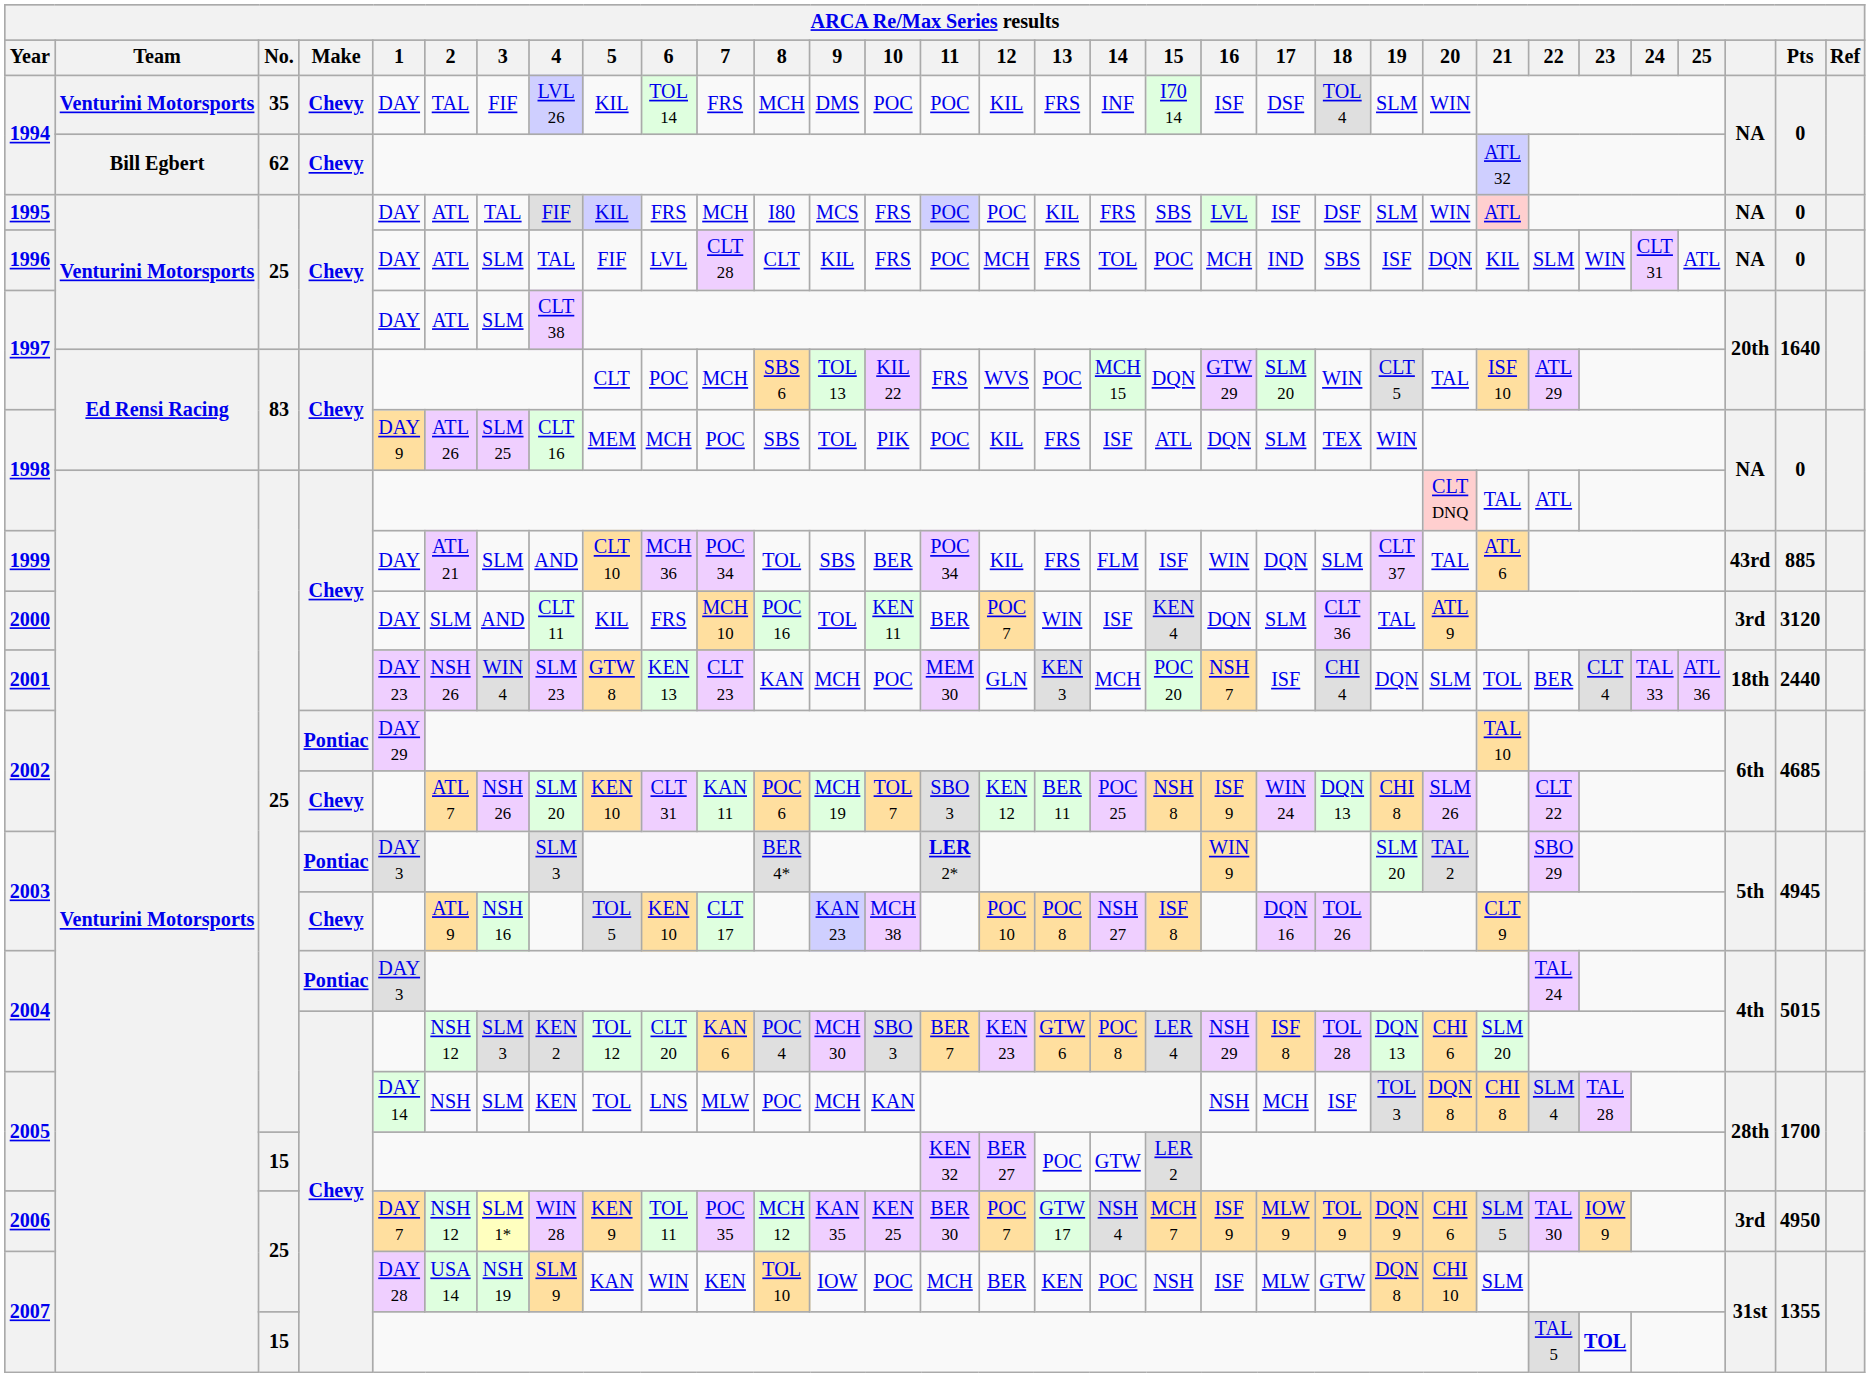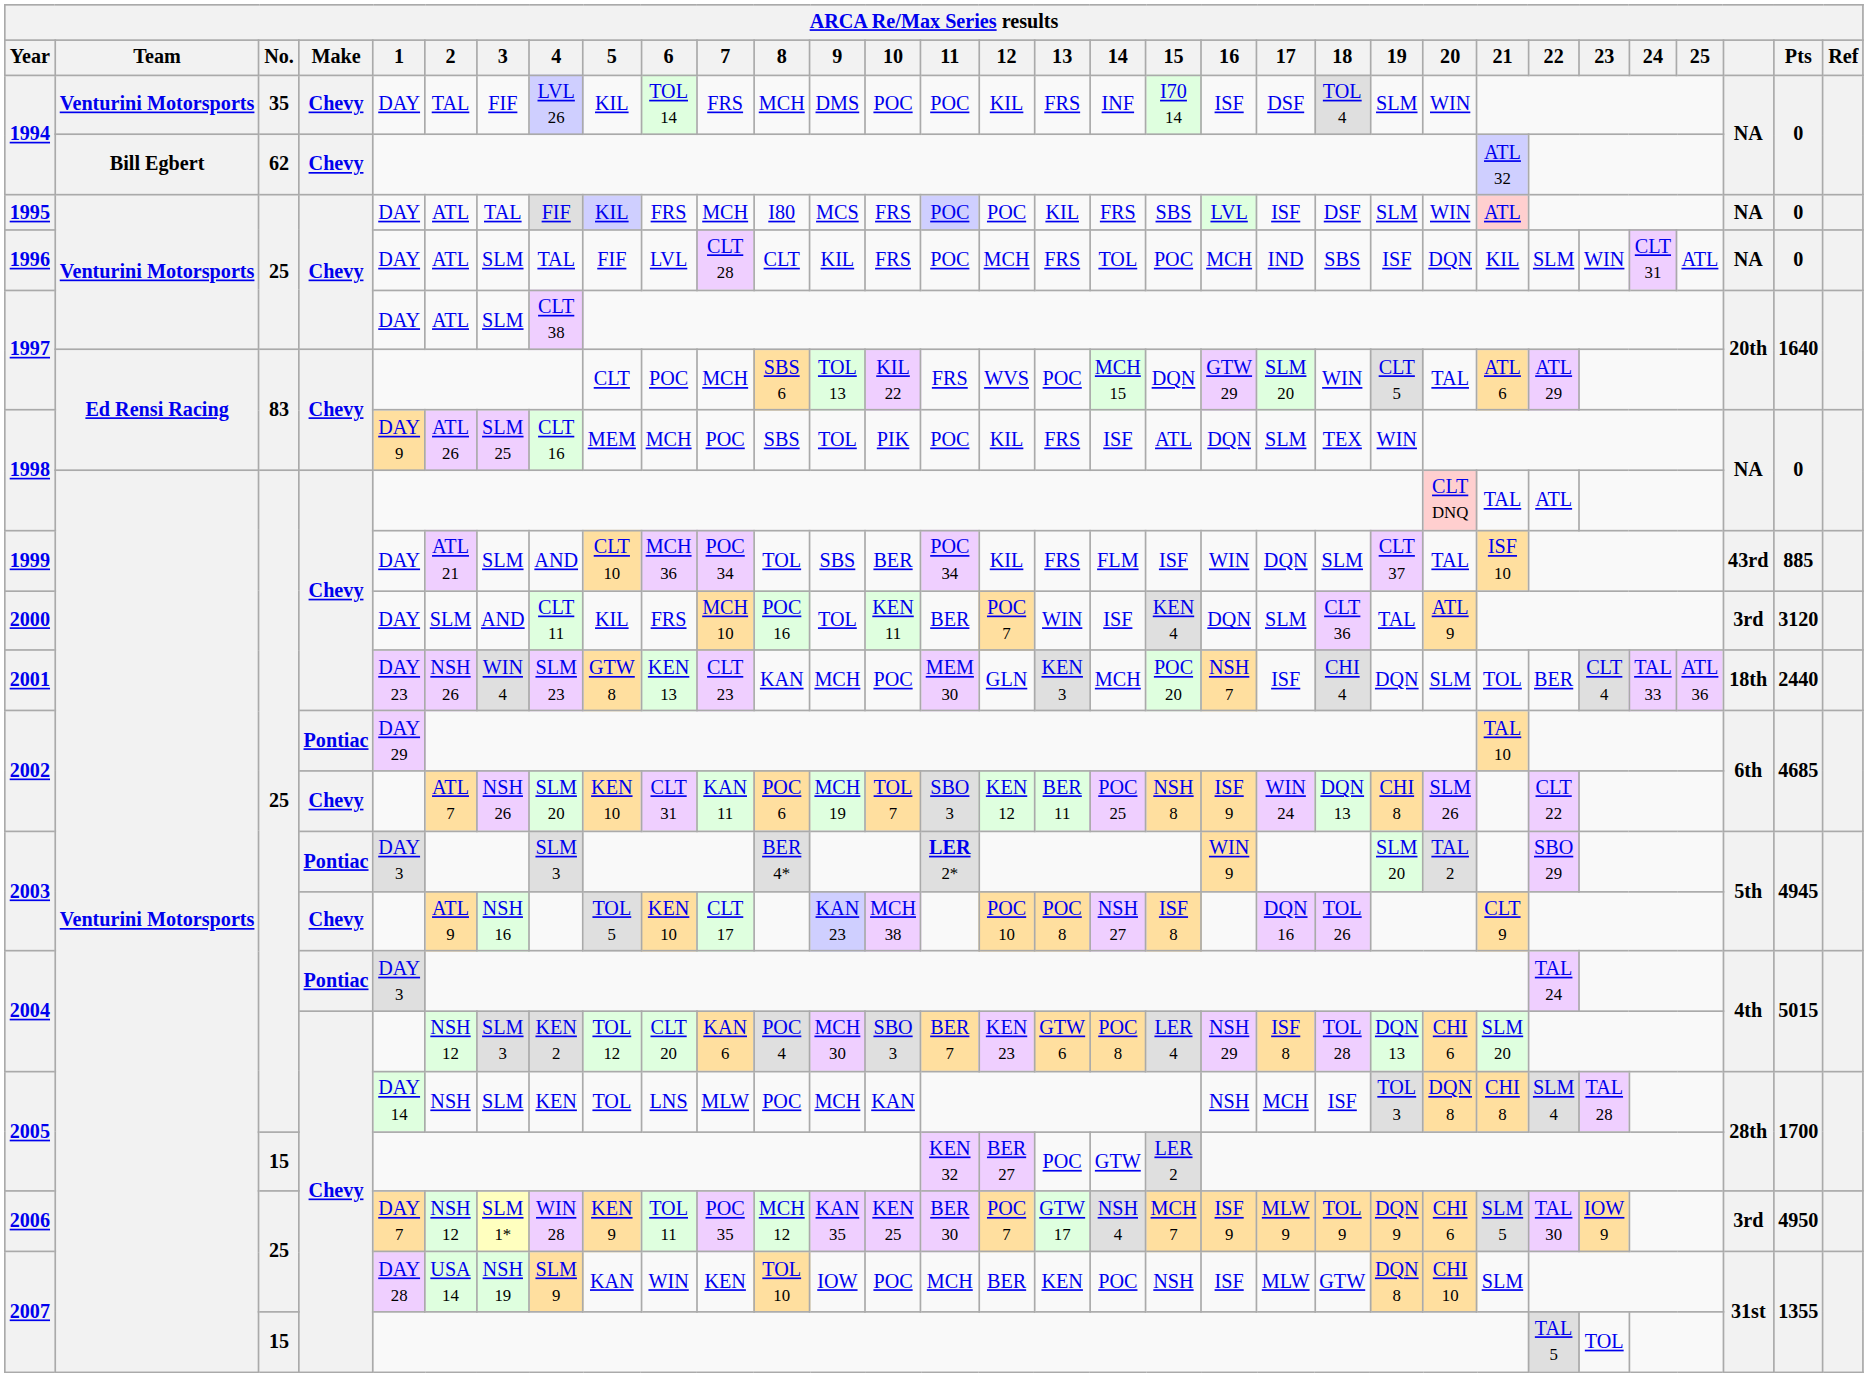(1502, 378) ISF 10 -> (1502, 378) ATL 6
(1502, 559) ATL 6 -> (1502, 559) ISF 10
(1605, 1341) bold -> (1604, 1341) normal
